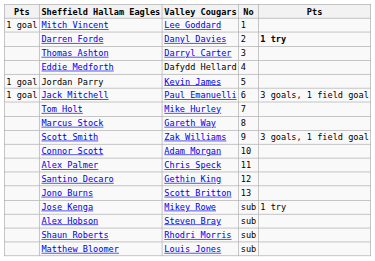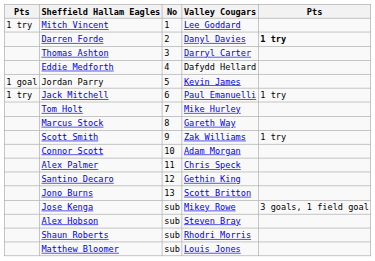columns swapped: (248, 11) <-> (201, 11)
(22, 25) 1 goal -> (19, 25) 1 try
(22, 95) 1 goal -> (19, 95) 1 try
(315, 95) 3 goals, 1 field goal -> (273, 95) 1 try
(315, 137) 3 goals, 1 field goal -> (273, 137) 1 try
(273, 207) 1 try -> (315, 207) 3 goals, 1 field goal
